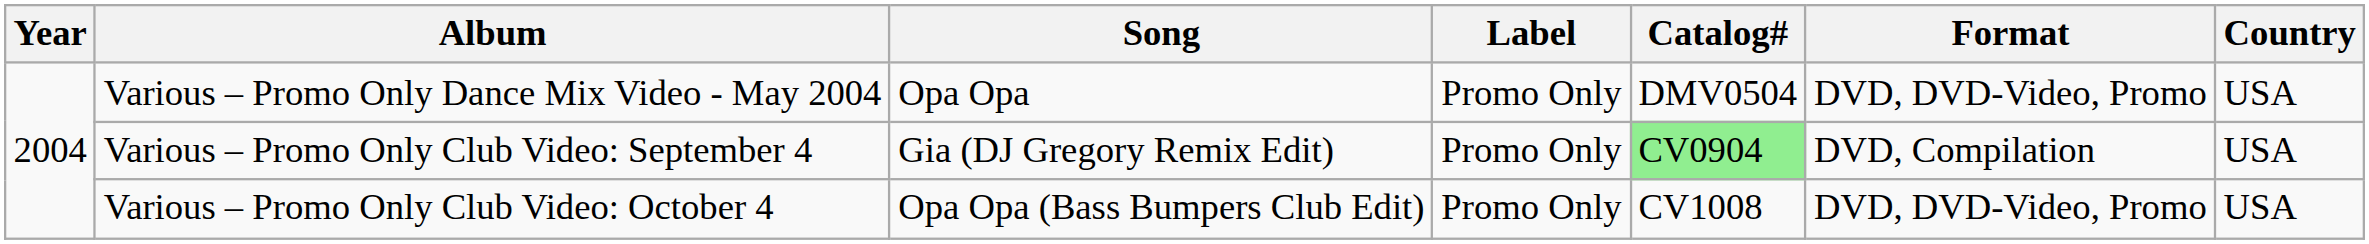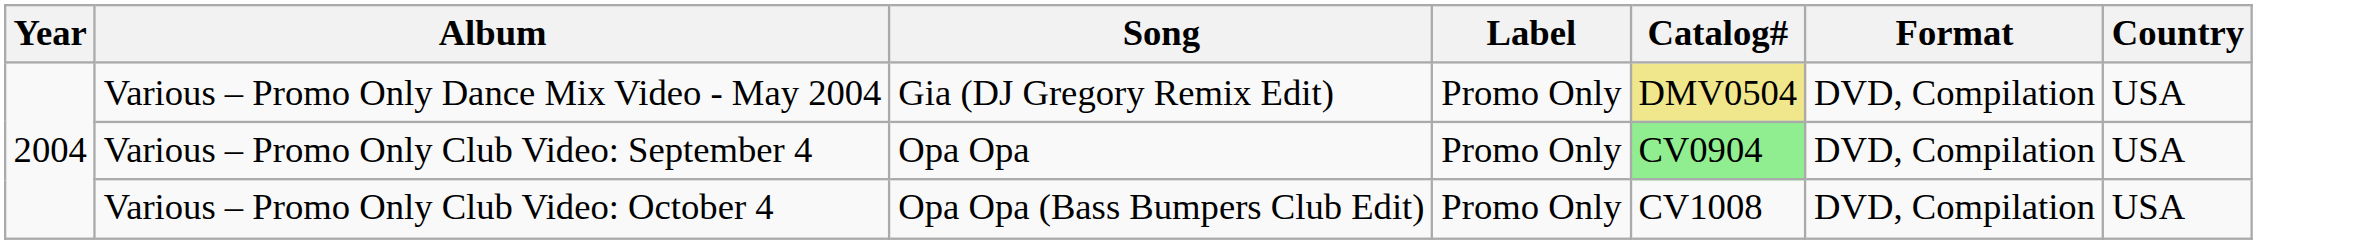(964, 91) Opa Opa -> (1116, 91) Gia (DJ Gregory Remix Edit)
(1718, 91) no background -> (1718, 91) khaki background
(2010, 91) DVD, DVD-Video, Promo -> (1955, 91) DVD, Compilation
(1116, 149) Gia (DJ Gregory Remix Edit) -> (964, 149) Opa Opa
(2010, 207) DVD, DVD-Video, Promo -> (1955, 207) DVD, Compilation
